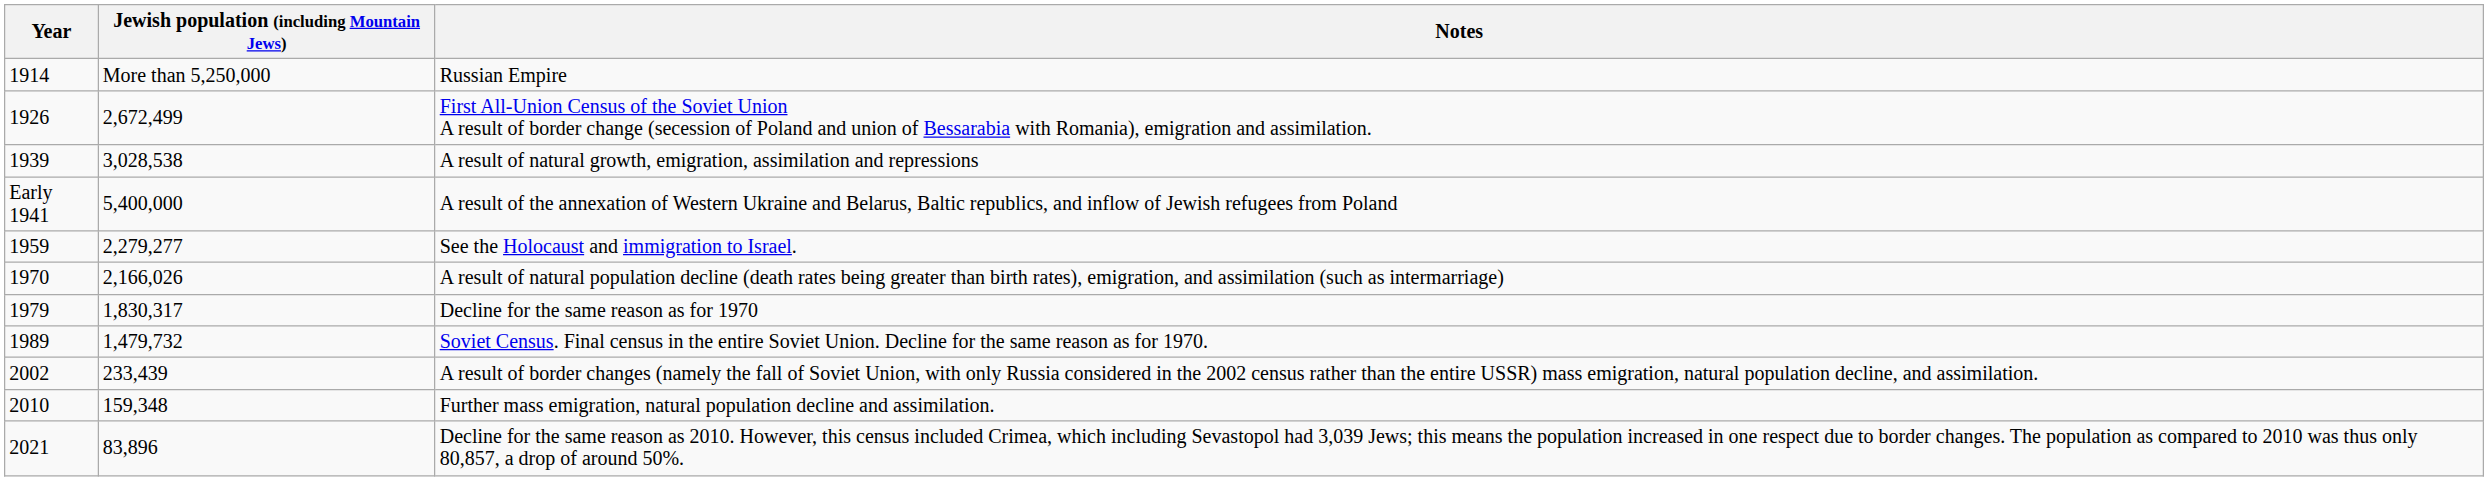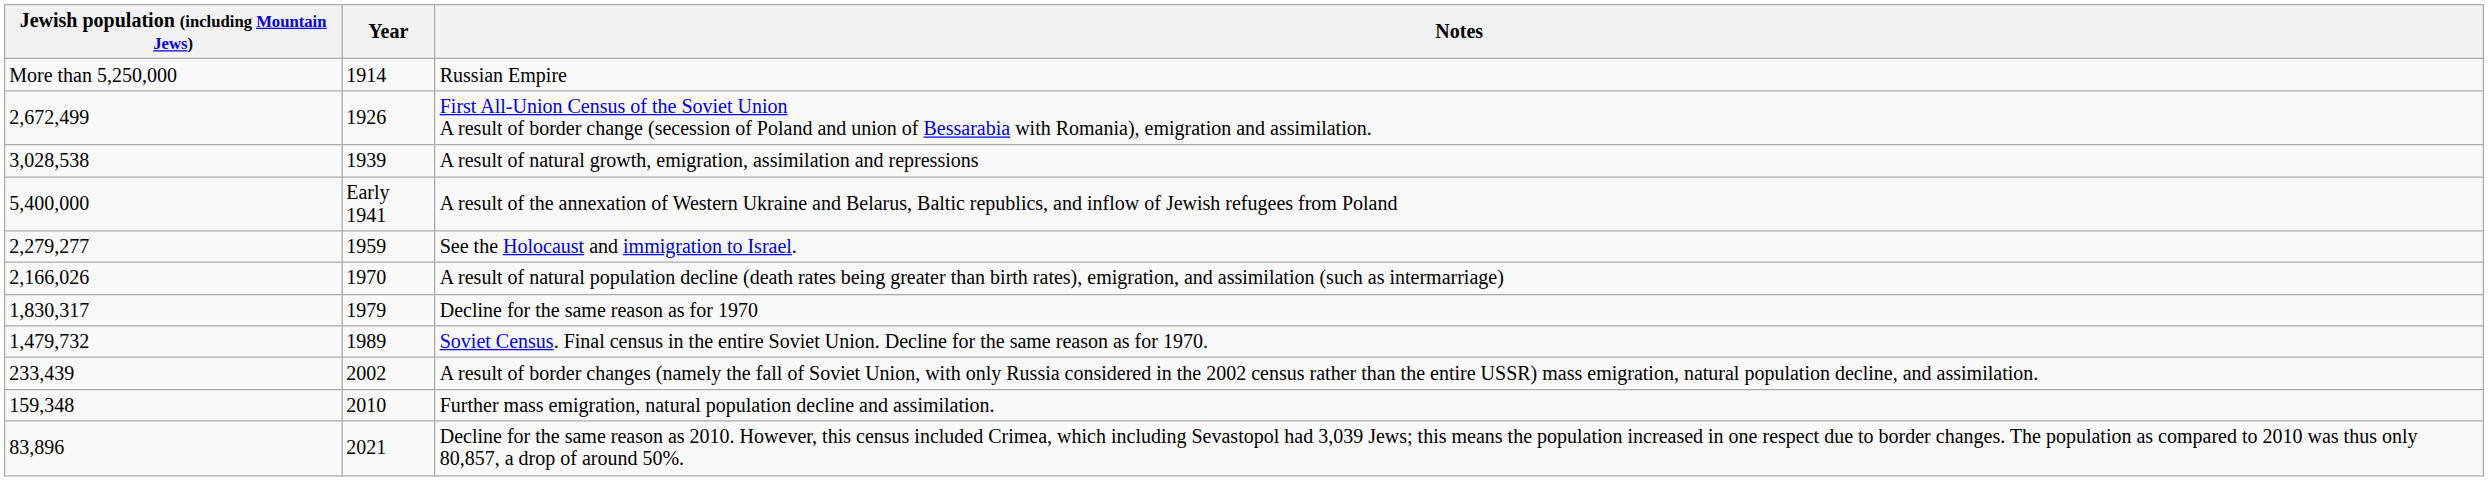columns swapped: (51, 31) <-> (267, 31)
